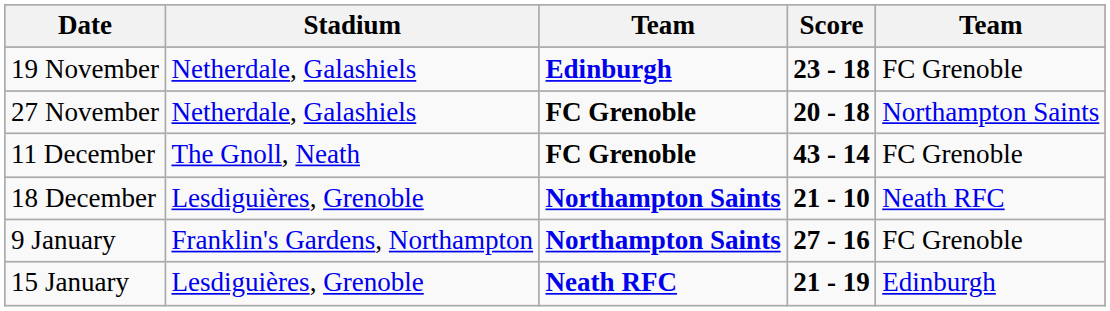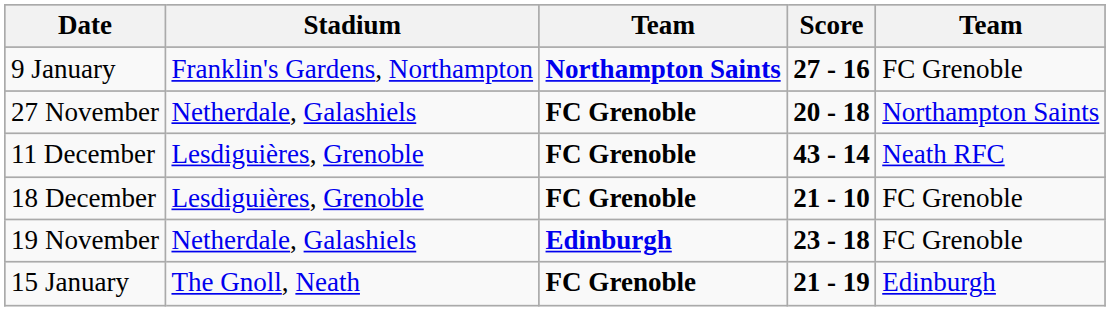rows swapped: (85, 68) <-> (63, 240)
(266, 154) The Gnoll, Neath -> (298, 154) Lesdiguières, Grenoble
(952, 154) FC Grenoble -> (943, 154) Neath RFC
(663, 197) Northampton Saints -> (621, 197) FC Grenoble
(943, 197) Neath RFC -> (952, 197) FC Grenoble
(298, 283) Lesdiguières, Grenoble -> (266, 283) The Gnoll, Neath
(611, 283) Neath RFC -> (621, 283) FC Grenoble
